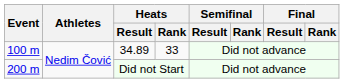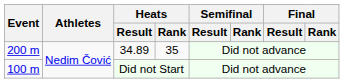(23, 51) 100 m -> (23, 51) 200 m
(172, 51) 33 -> (172, 51) 35
(23, 69) 200 m -> (23, 69) 100 m
